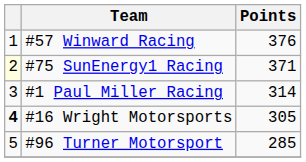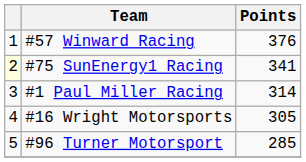(282, 68) 371 -> (282, 68) 341
(13, 119) bold -> (13, 119) normal
